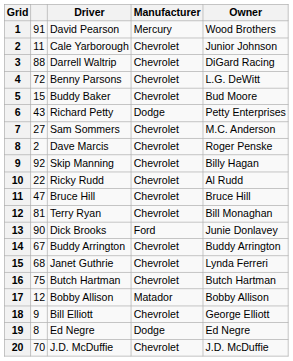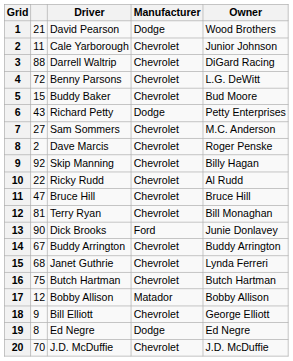(39, 29) 91 -> (39, 29) 21
(153, 29) Mercury -> (149, 29) Dodge
